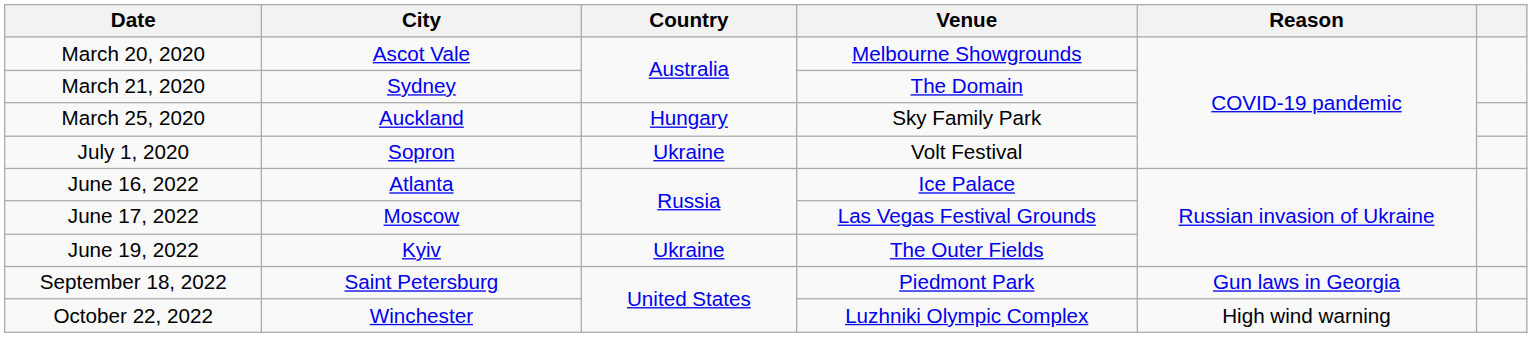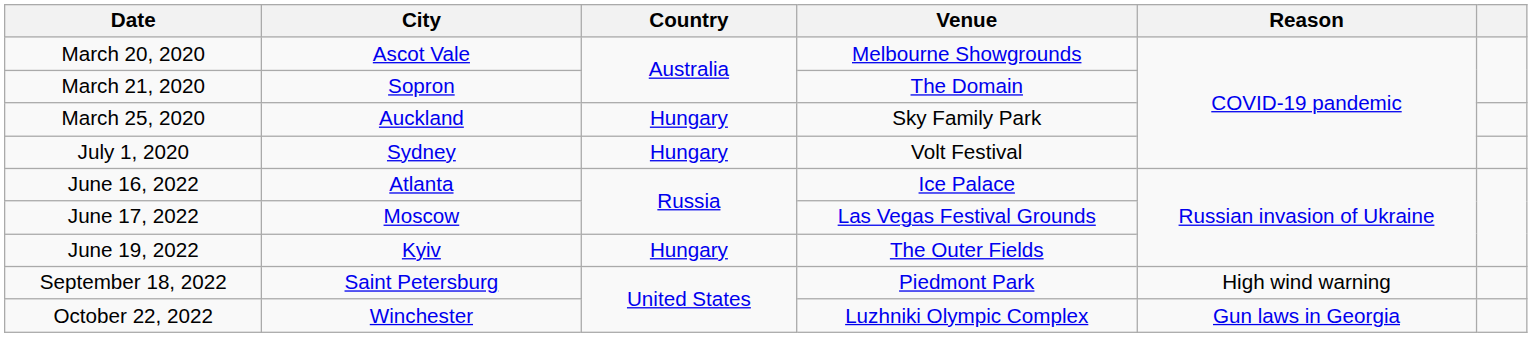(421, 86) Sydney -> (421, 86) Sopron
(421, 151) Sopron -> (421, 151) Sydney
(689, 151) Ukraine -> (689, 151) Hungary
(689, 250) Ukraine -> (689, 250) Hungary
(1306, 282) Gun laws in Georgia -> (1306, 282) High wind warning
(1306, 315) High wind warning -> (1306, 315) Gun laws in Georgia
